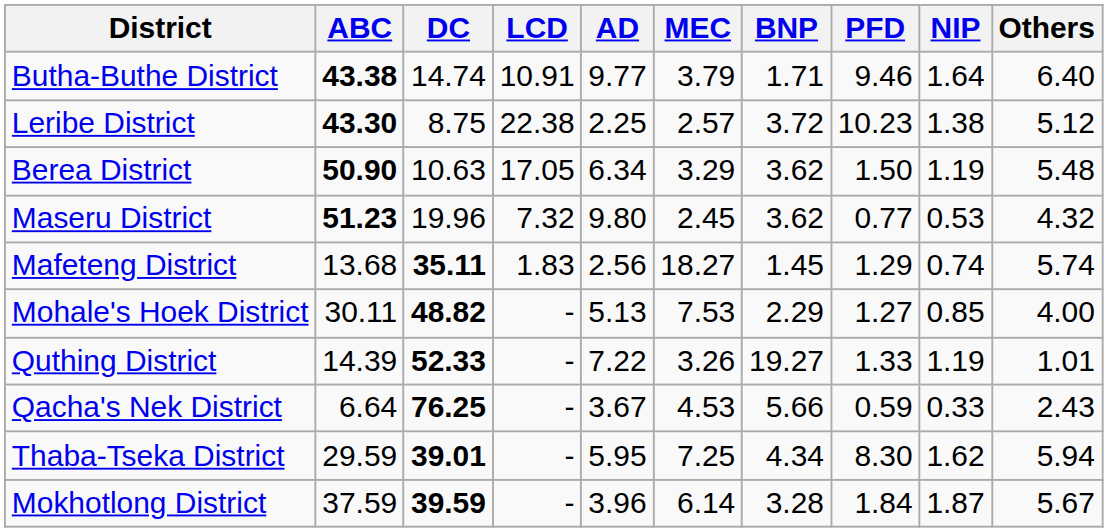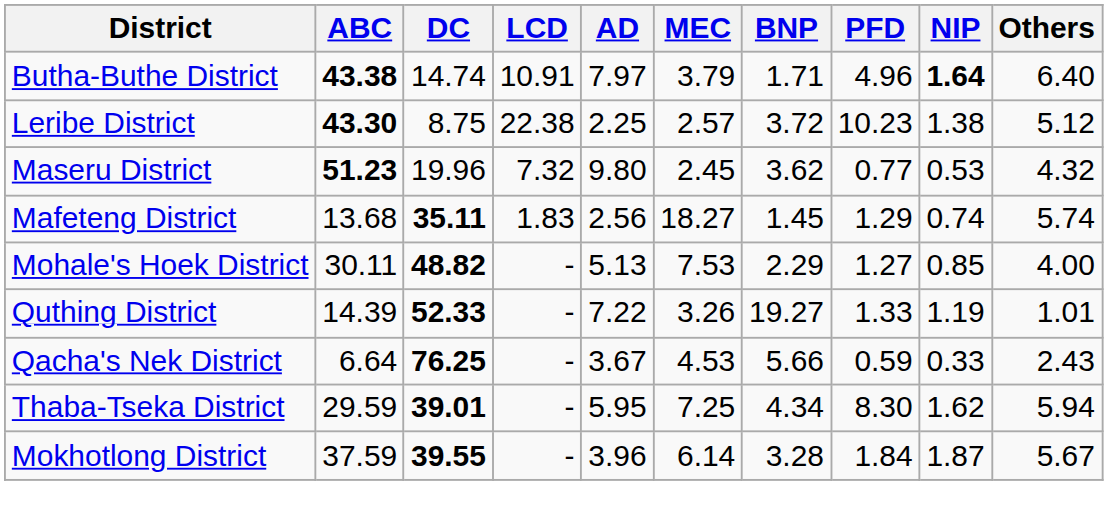(617, 75) 9.77 -> (617, 75) 7.97
(883, 75) 9.46 -> (883, 75) 4.96
(956, 75) normal -> (956, 75) bold
- row: (102, 170)
(448, 502) 39.59 -> (448, 455) 39.55
